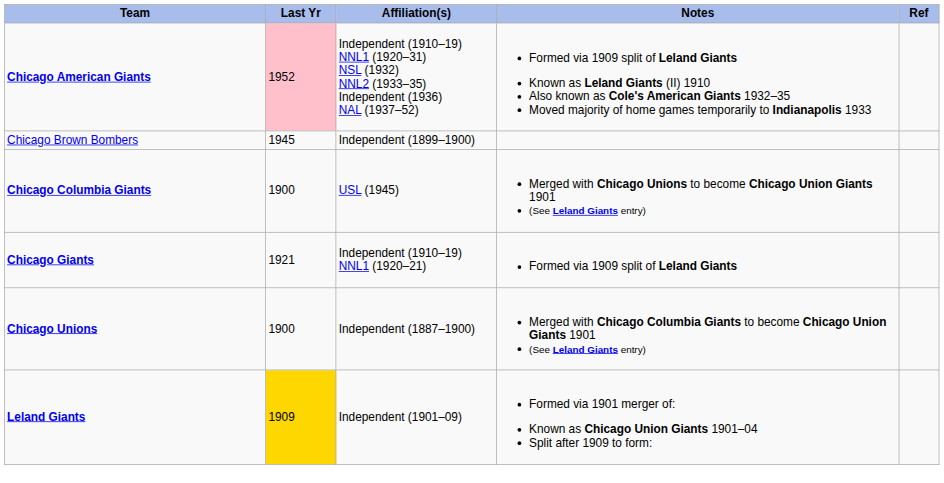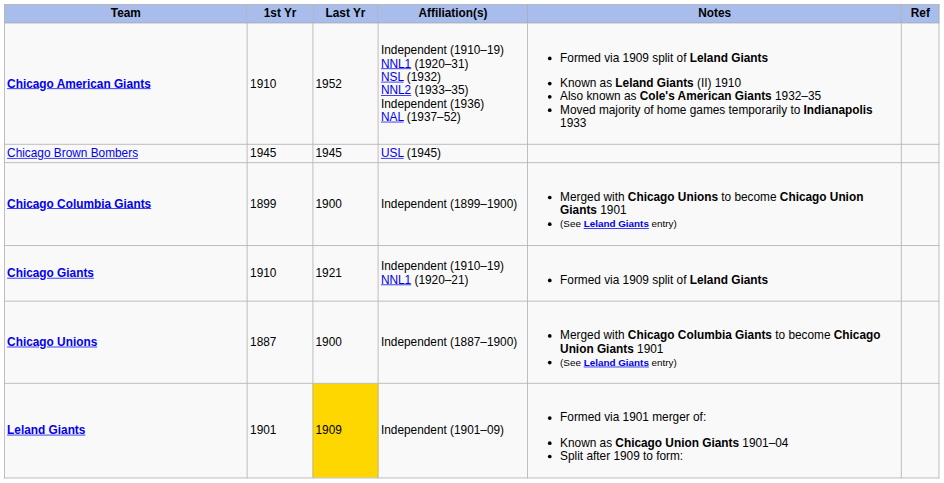+ column: (280, 13)
(282, 77) pink background -> (329, 83) no background
(407, 140) Independent (1899–1900) -> (411, 153) USL (1945)
(369, 190) USL (1945) -> (449, 204) Independent (1899–1900)
